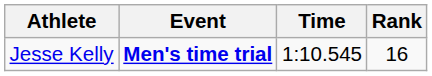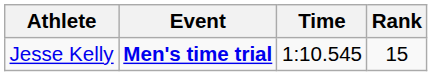(397, 54) 16 -> (397, 54) 15
